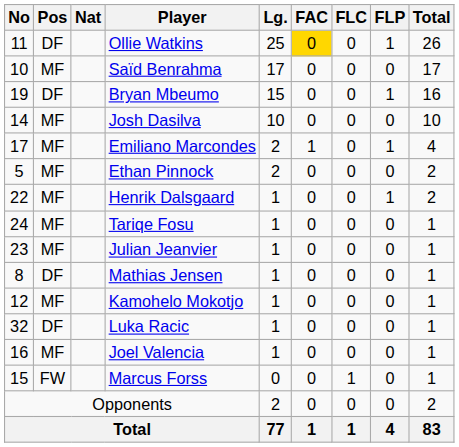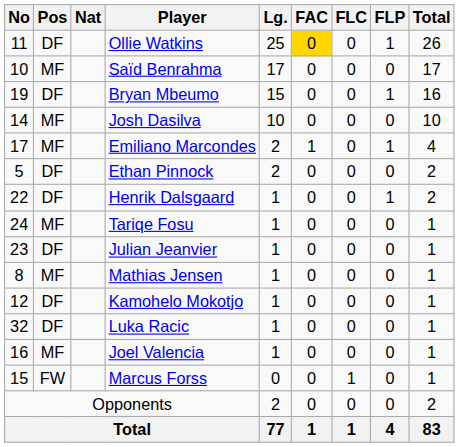(52, 172) MF -> (52, 172) DF
(52, 198) MF -> (52, 198) DF
(52, 249) MF -> (52, 249) DF
(52, 275) DF -> (52, 275) MF
(52, 301) MF -> (52, 301) DF
